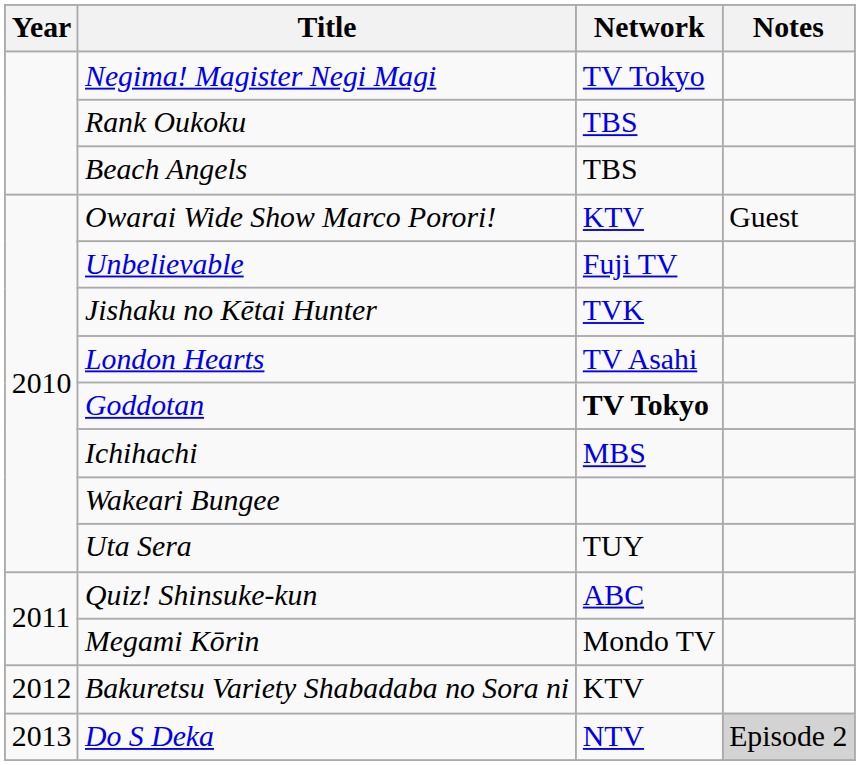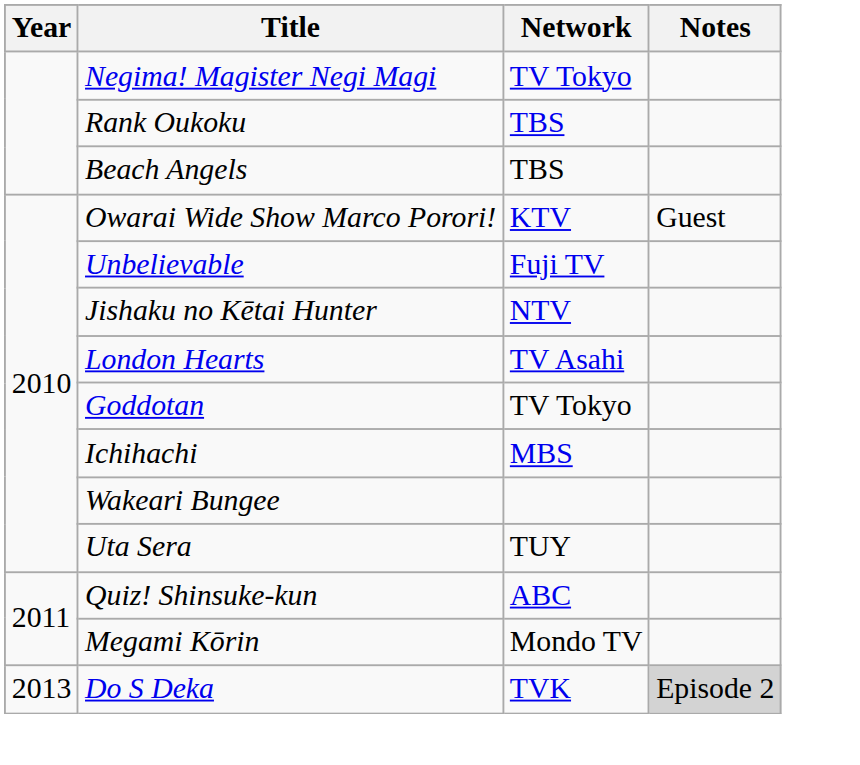(613, 311) TVK -> (540, 311) NTV
(646, 405) bold -> (571, 405) normal
- row: (327, 688)
(613, 736) NTV -> (540, 688) TVK
